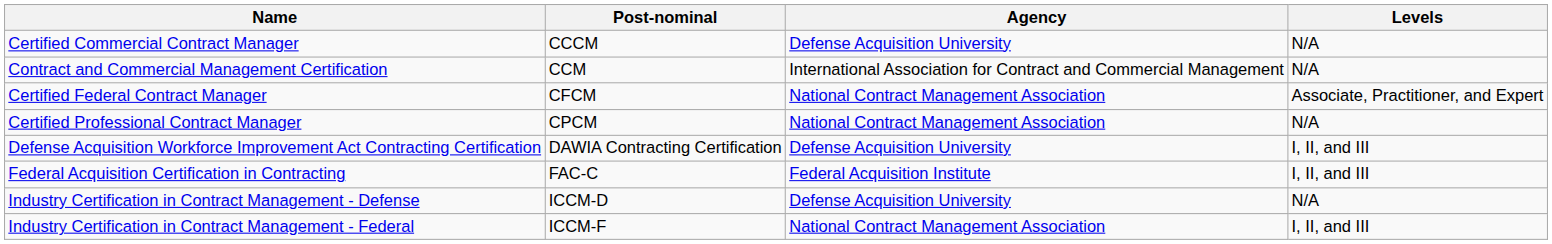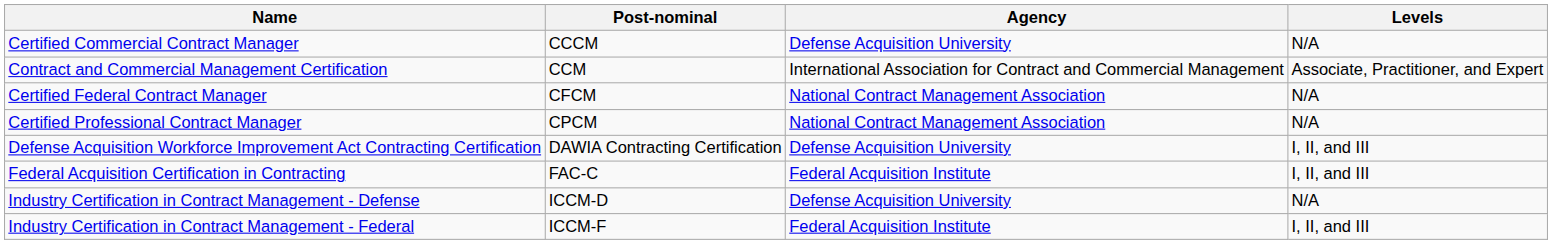(1305, 69) N/A -> (1417, 69) Associate, Practitioner, and Expert
(1417, 95) Associate, Practitioner, and Expert -> (1305, 95) N/A
(947, 226) National Contract Management Association -> (890, 226) Federal Acquisition Institute
